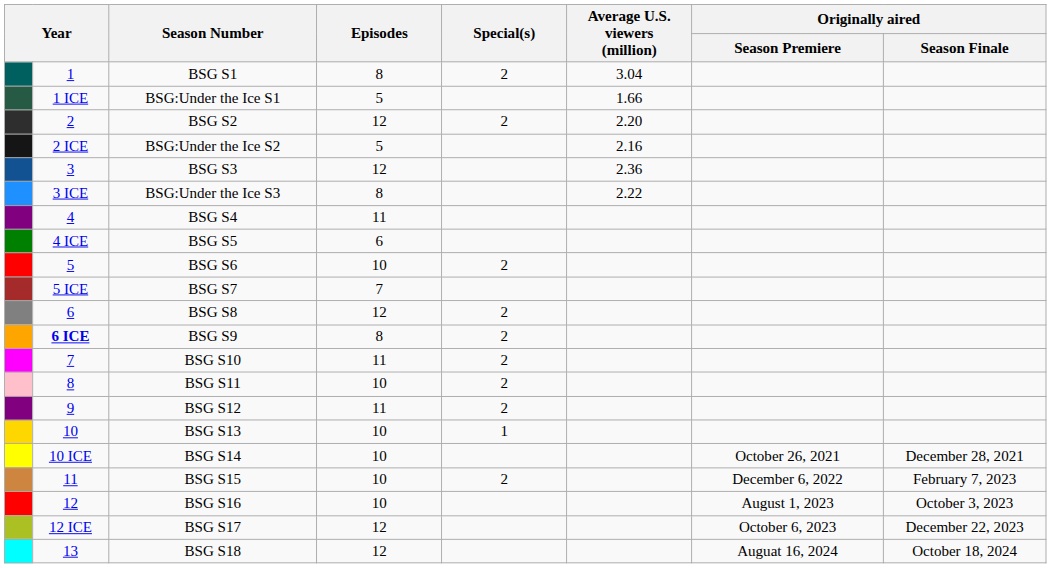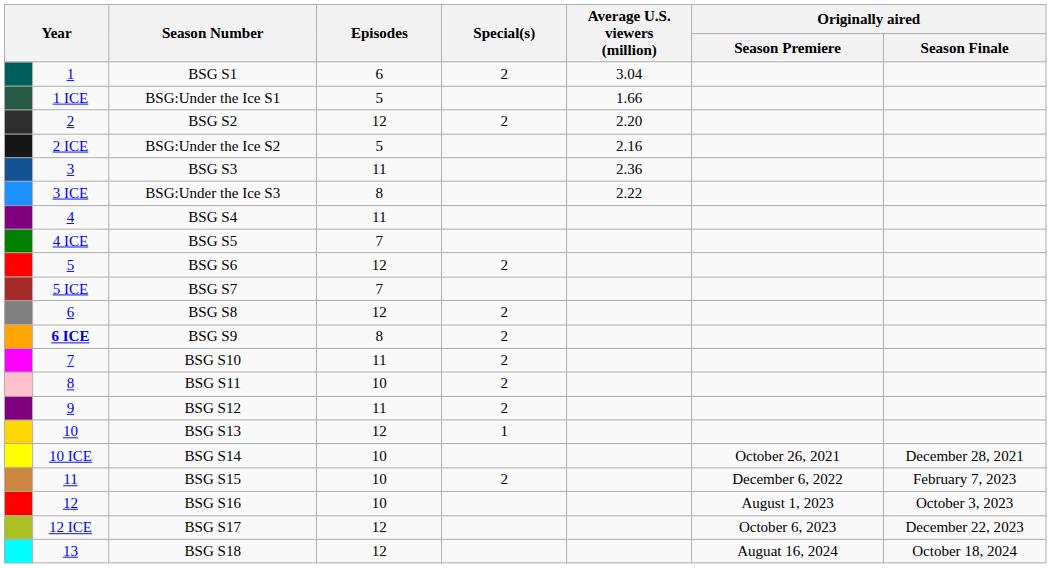(379, 74) 8 -> (379, 74) 6
(379, 169) 12 -> (379, 169) 11
(379, 241) 6 -> (379, 241) 7
(379, 264) 10 -> (379, 264) 12
(379, 431) 10 -> (379, 431) 12
